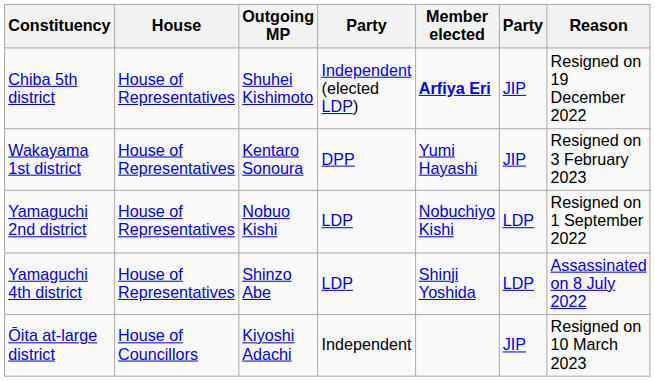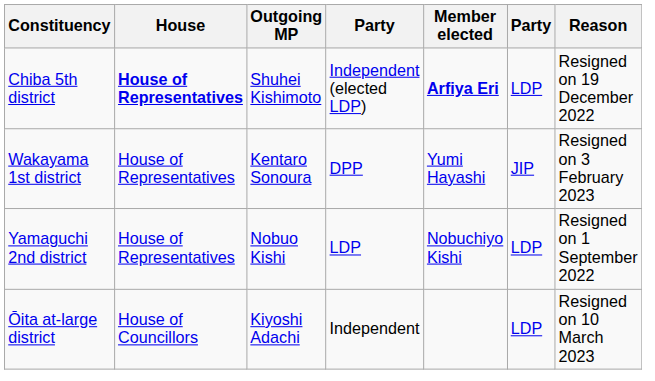(176, 88) normal -> (180, 88) bold
(514, 88) JIP -> (526, 88) LDP
- row: (48, 283)
(514, 345) JIP -> (526, 328) LDP
